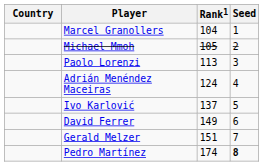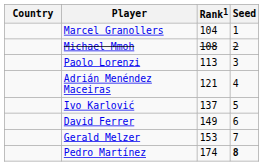(209, 47) 105 -> (209, 47) 108
(209, 84) 124 -> (209, 84) 121
(209, 137) 151 -> (209, 137) 153
